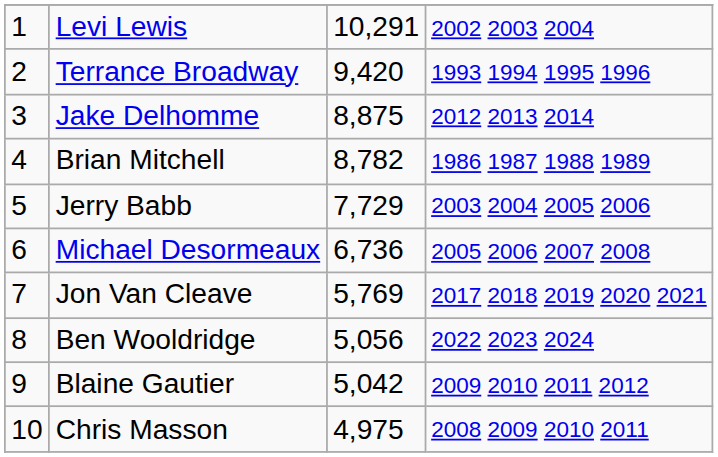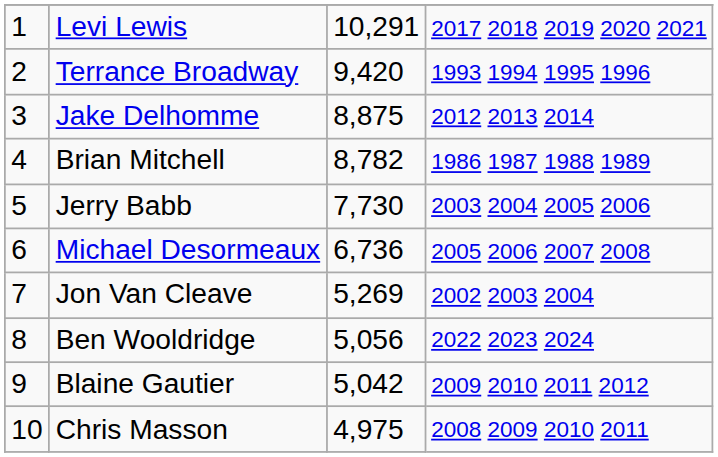(513, 27) 2002 2003 2004 -> (569, 27) 2017 2018 2019 2020 2021
(368, 205) 7,729 -> (368, 205) 7,730
(368, 294) 5,769 -> (368, 294) 5,269
(569, 295) 2017 2018 2019 2020 2021 -> (513, 295) 2002 2003 2004
